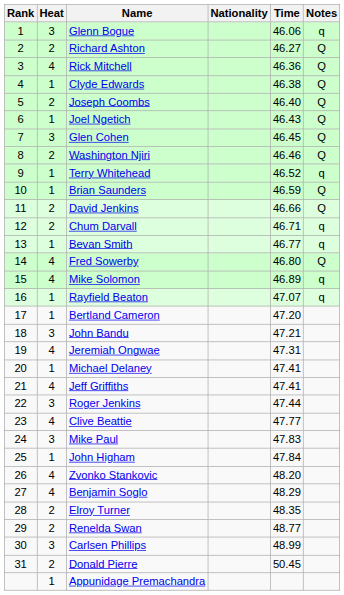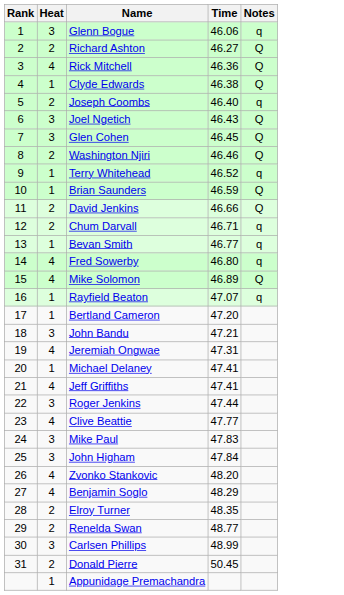- column: (239, 13)
(322, 102) Q -> (259, 102) q
(52, 119) 1 -> (52, 119) 3
(322, 262) Q -> (259, 262) q
(322, 279) q -> (259, 279) Q
(52, 457) 1 -> (52, 457) 3
